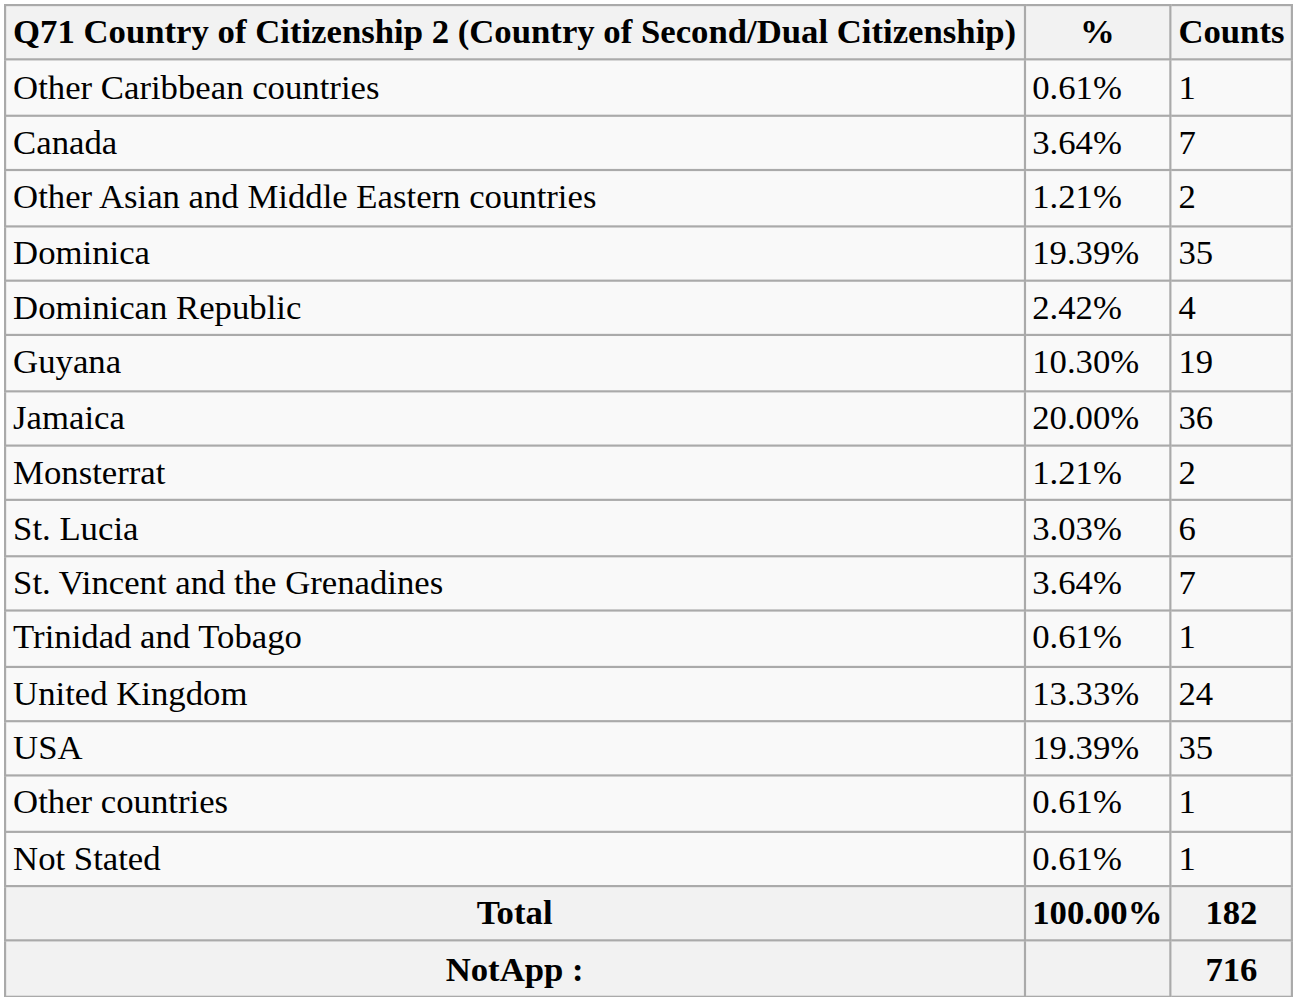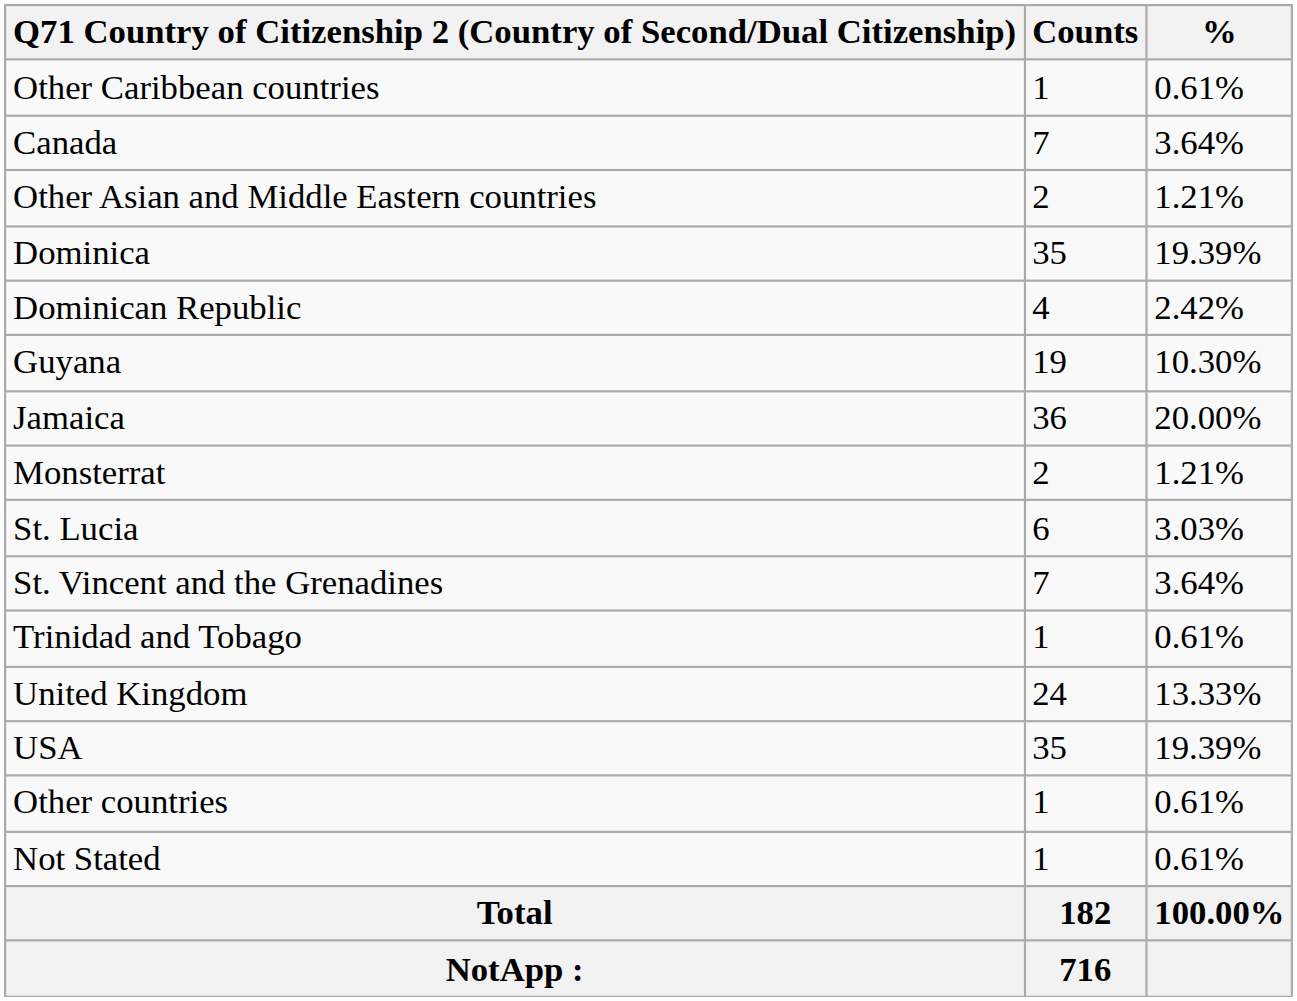columns swapped: (1231, 32) <-> (1097, 32)
